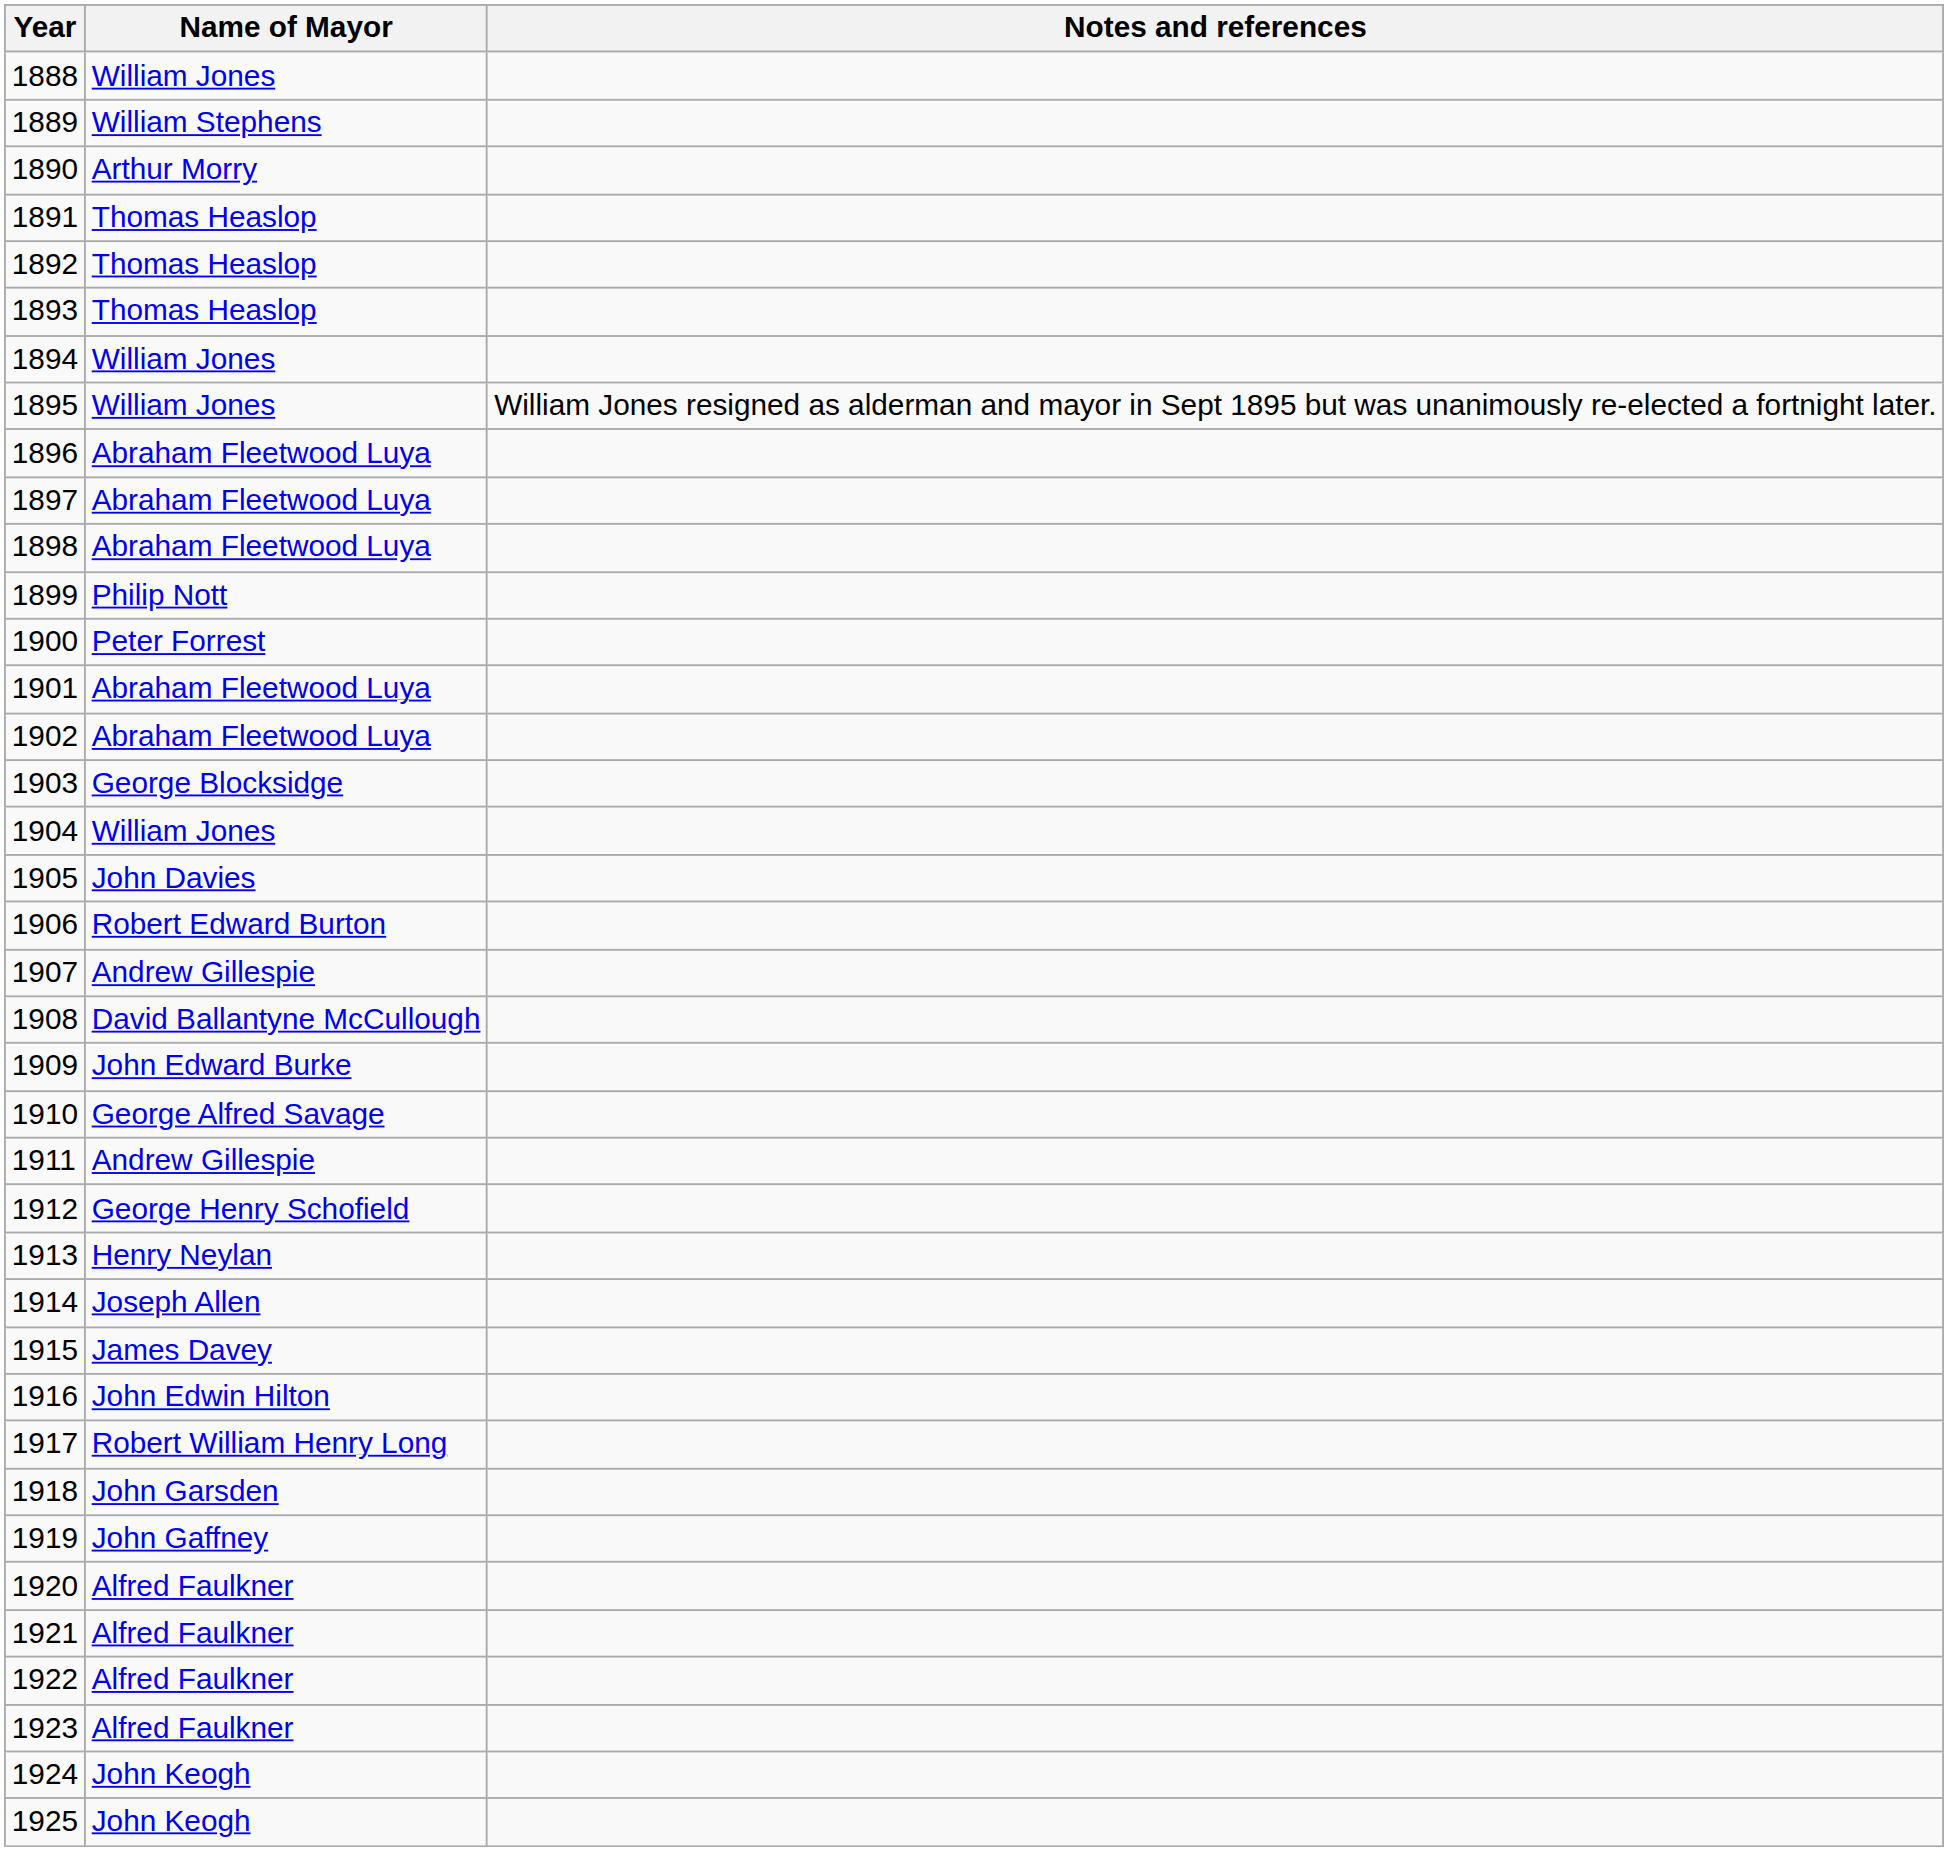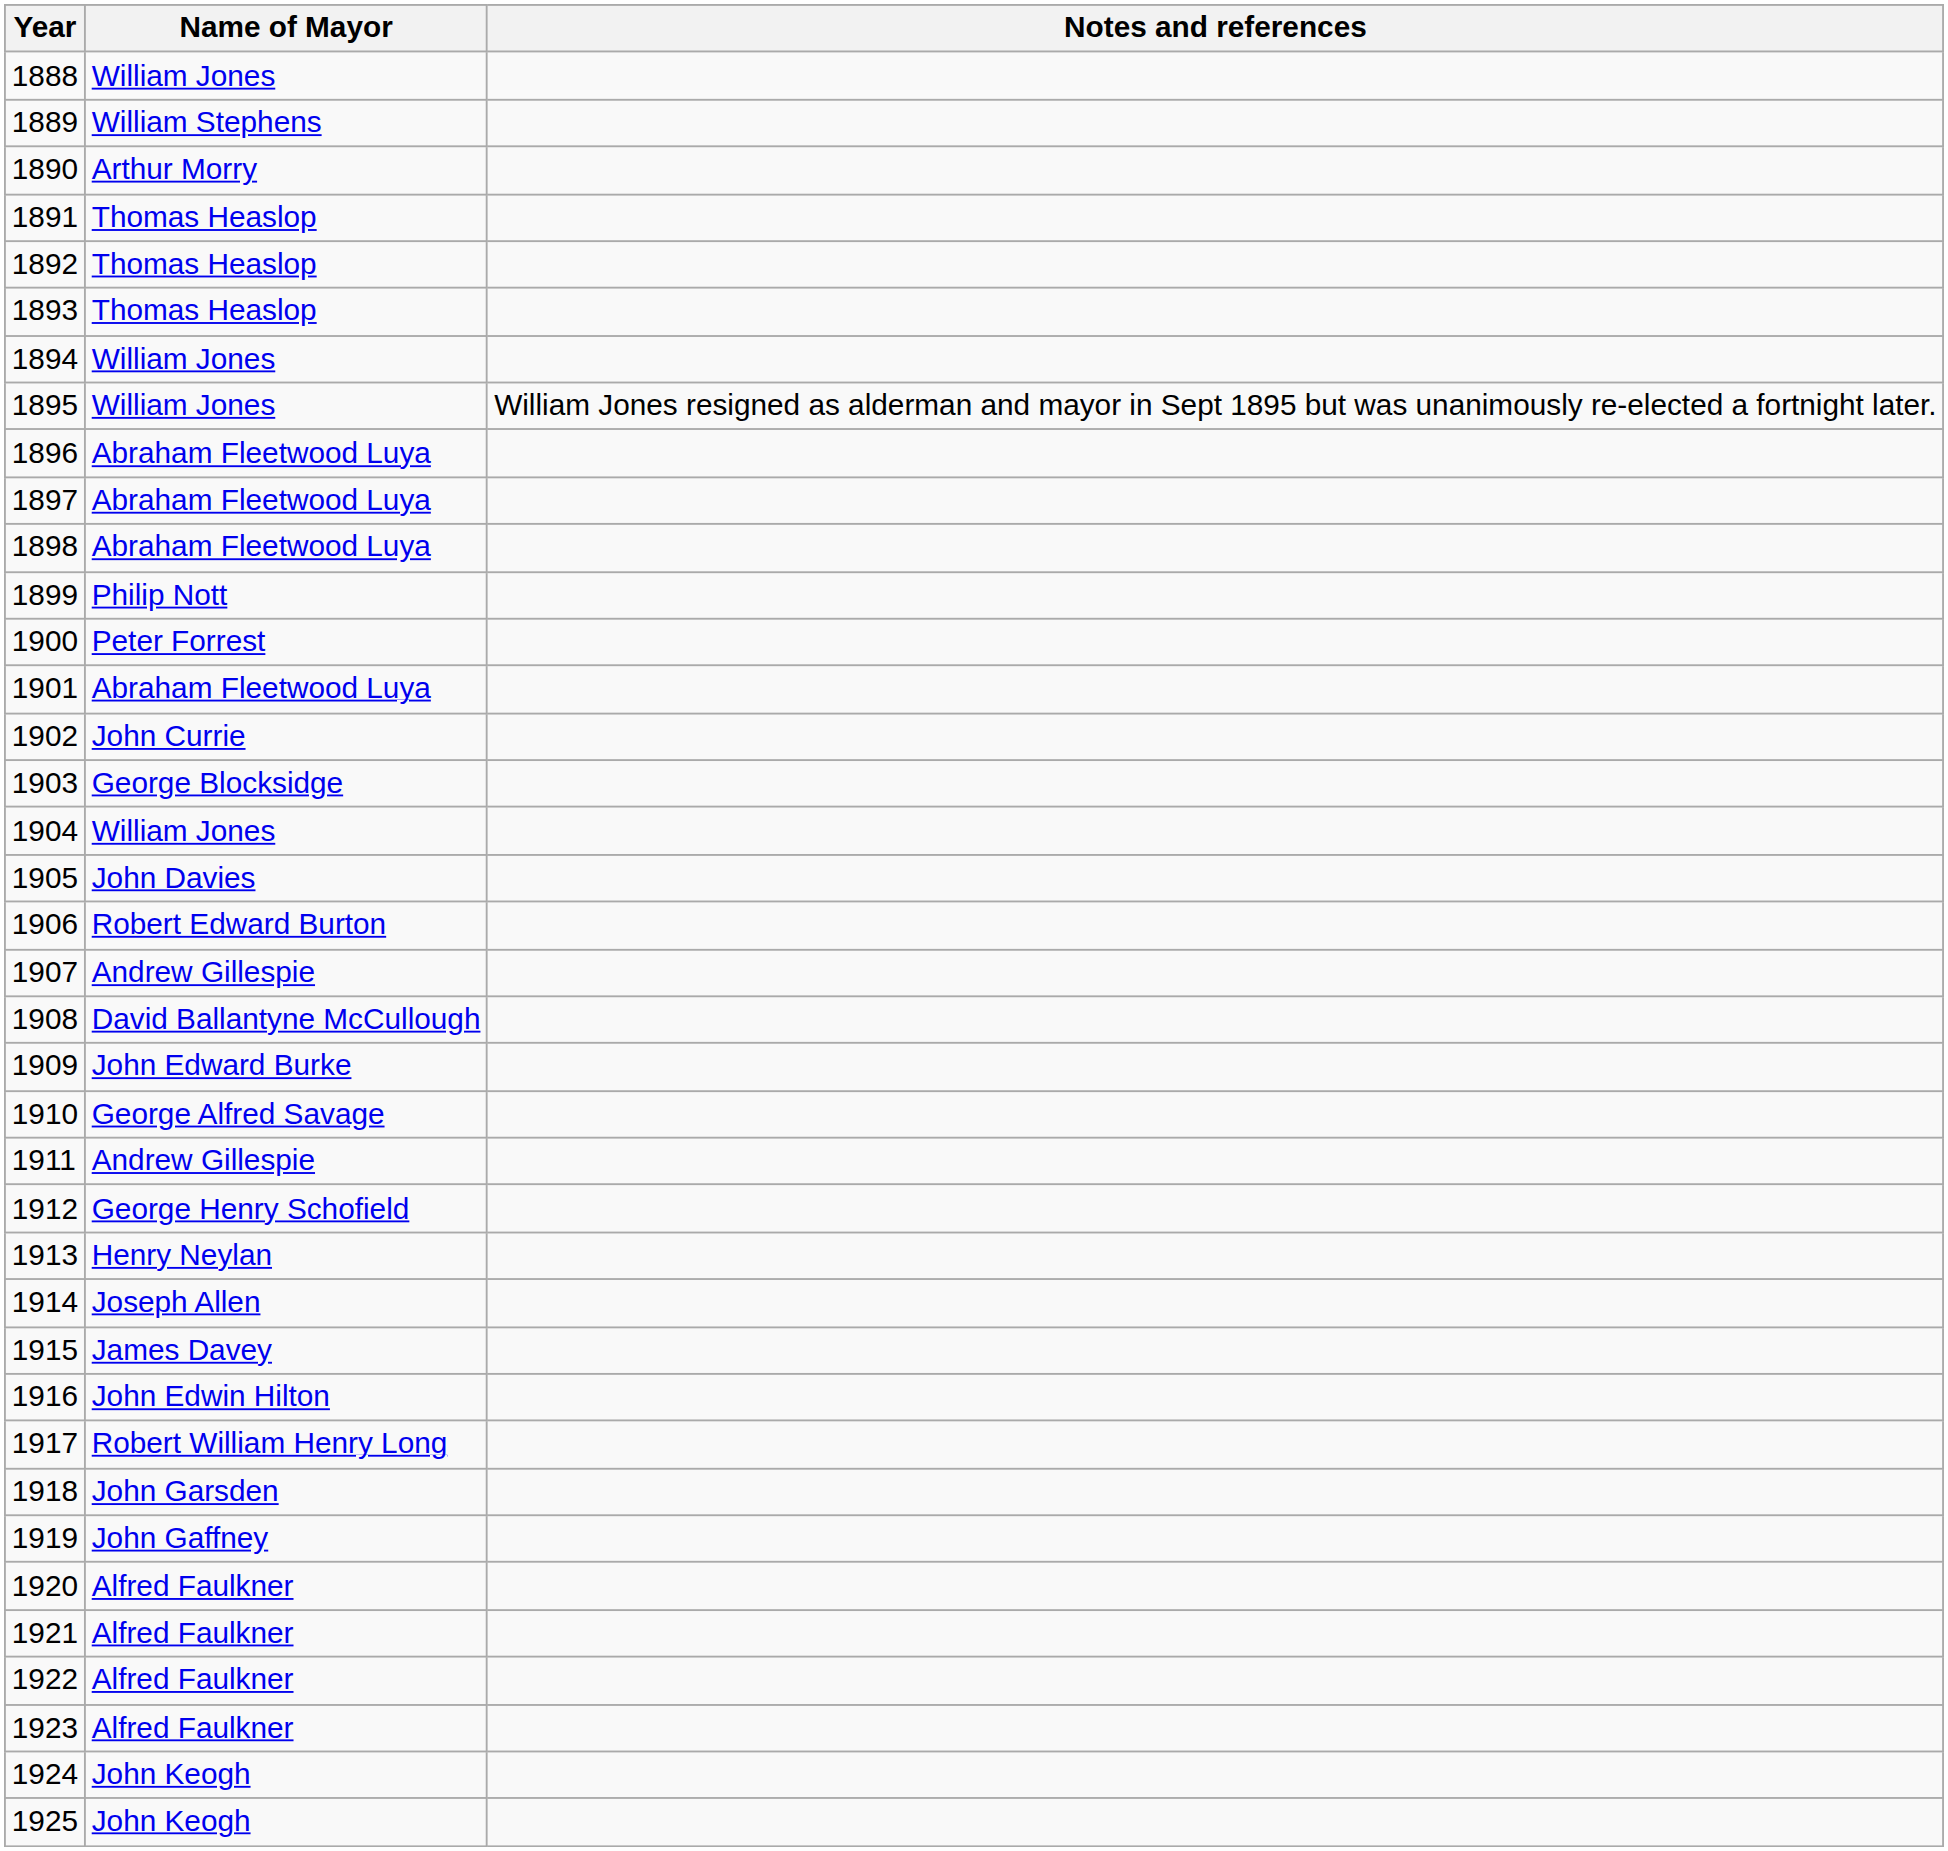(261, 736) Abraham Fleetwood Luya -> (169, 736) John Currie
